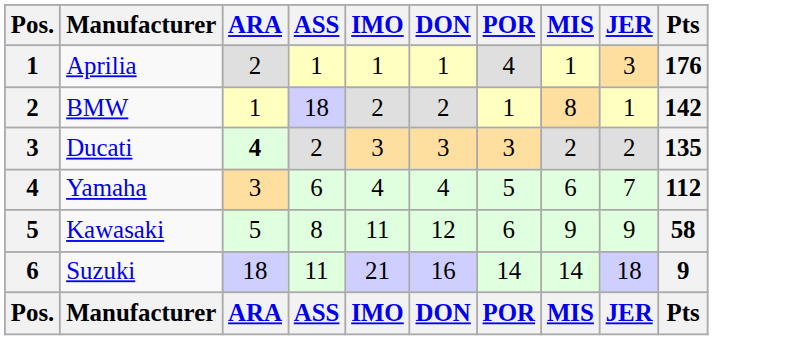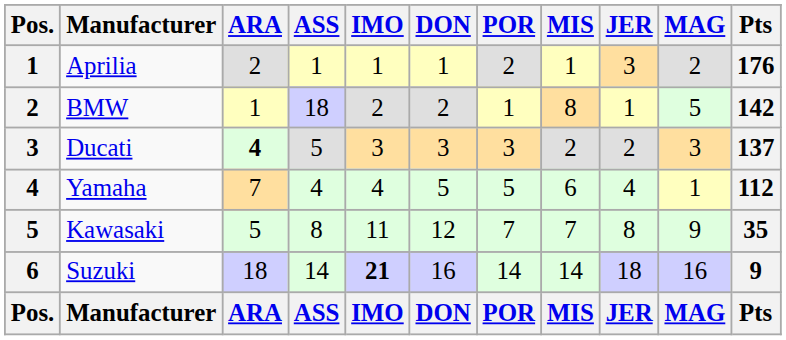+ column: (695, 24)
(509, 65) 4 -> (509, 65) 2
(317, 147) 2 -> (317, 147) 5
(683, 147) 135 -> (756, 147) 137
(255, 188) 3 -> (255, 188) 7
(317, 188) 6 -> (317, 188) 4
(443, 188) 4 -> (443, 188) 5
(629, 188) 7 -> (629, 188) 4
(509, 229) 6 -> (509, 229) 7
(570, 229) 9 -> (570, 229) 7
(629, 229) 9 -> (629, 229) 8
(683, 229) 58 -> (756, 229) 35
(317, 270) 11 -> (317, 270) 14
(377, 270) normal -> (377, 270) bold
